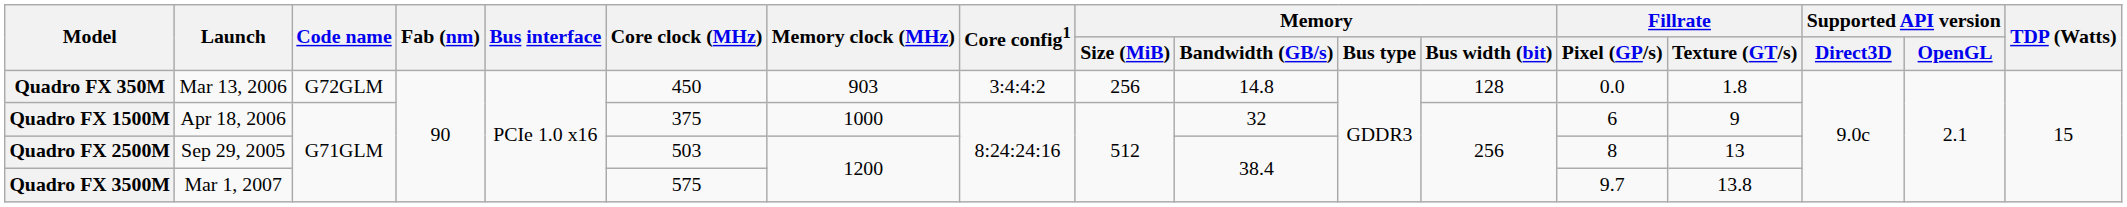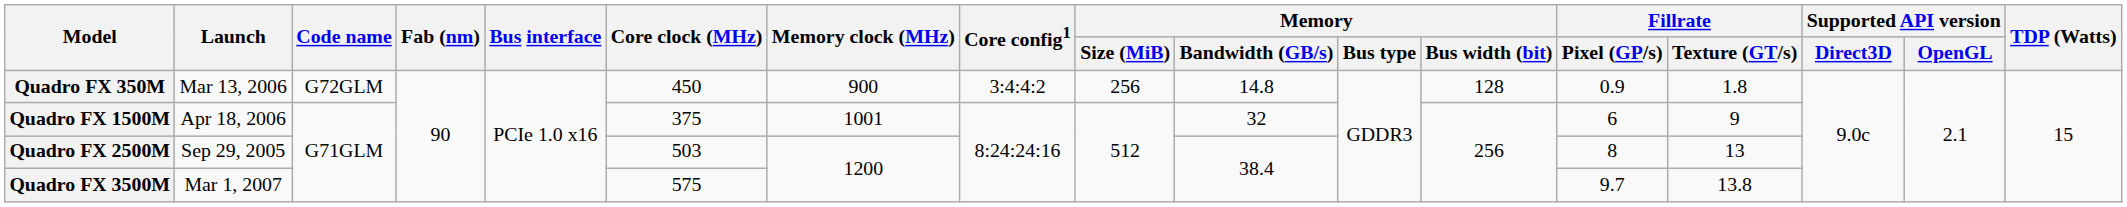(863, 85) 903 -> (863, 85) 900
(1612, 85) 0.0 -> (1612, 85) 0.9
(863, 118) 1000 -> (863, 118) 1001
